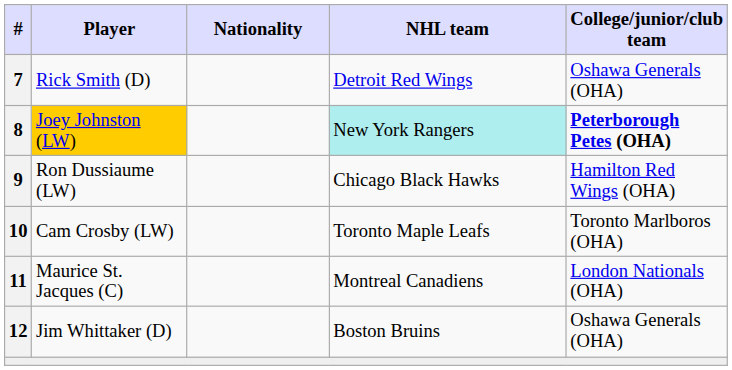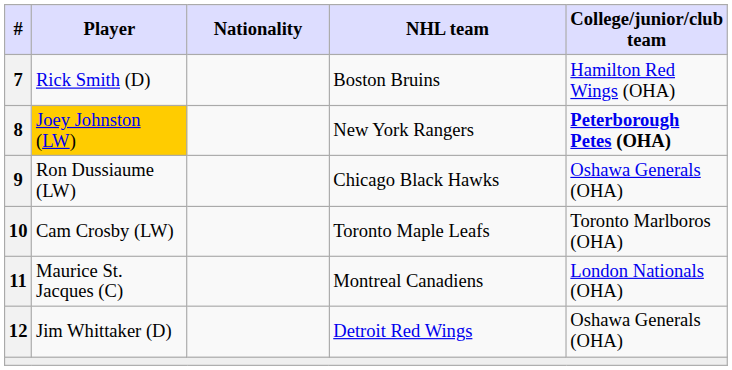(403, 79) Detroit Red Wings -> (387, 79) Boston Bruins
(636, 79) Oshawa Generals (OHA) -> (623, 79) Hamilton Red Wings (OHA)
(404, 130) paleturquoise background -> (404, 130) no background
(623, 180) Hamilton Red Wings (OHA) -> (636, 180) Oshawa Generals (OHA)
(387, 331) Boston Bruins -> (403, 331) Detroit Red Wings
